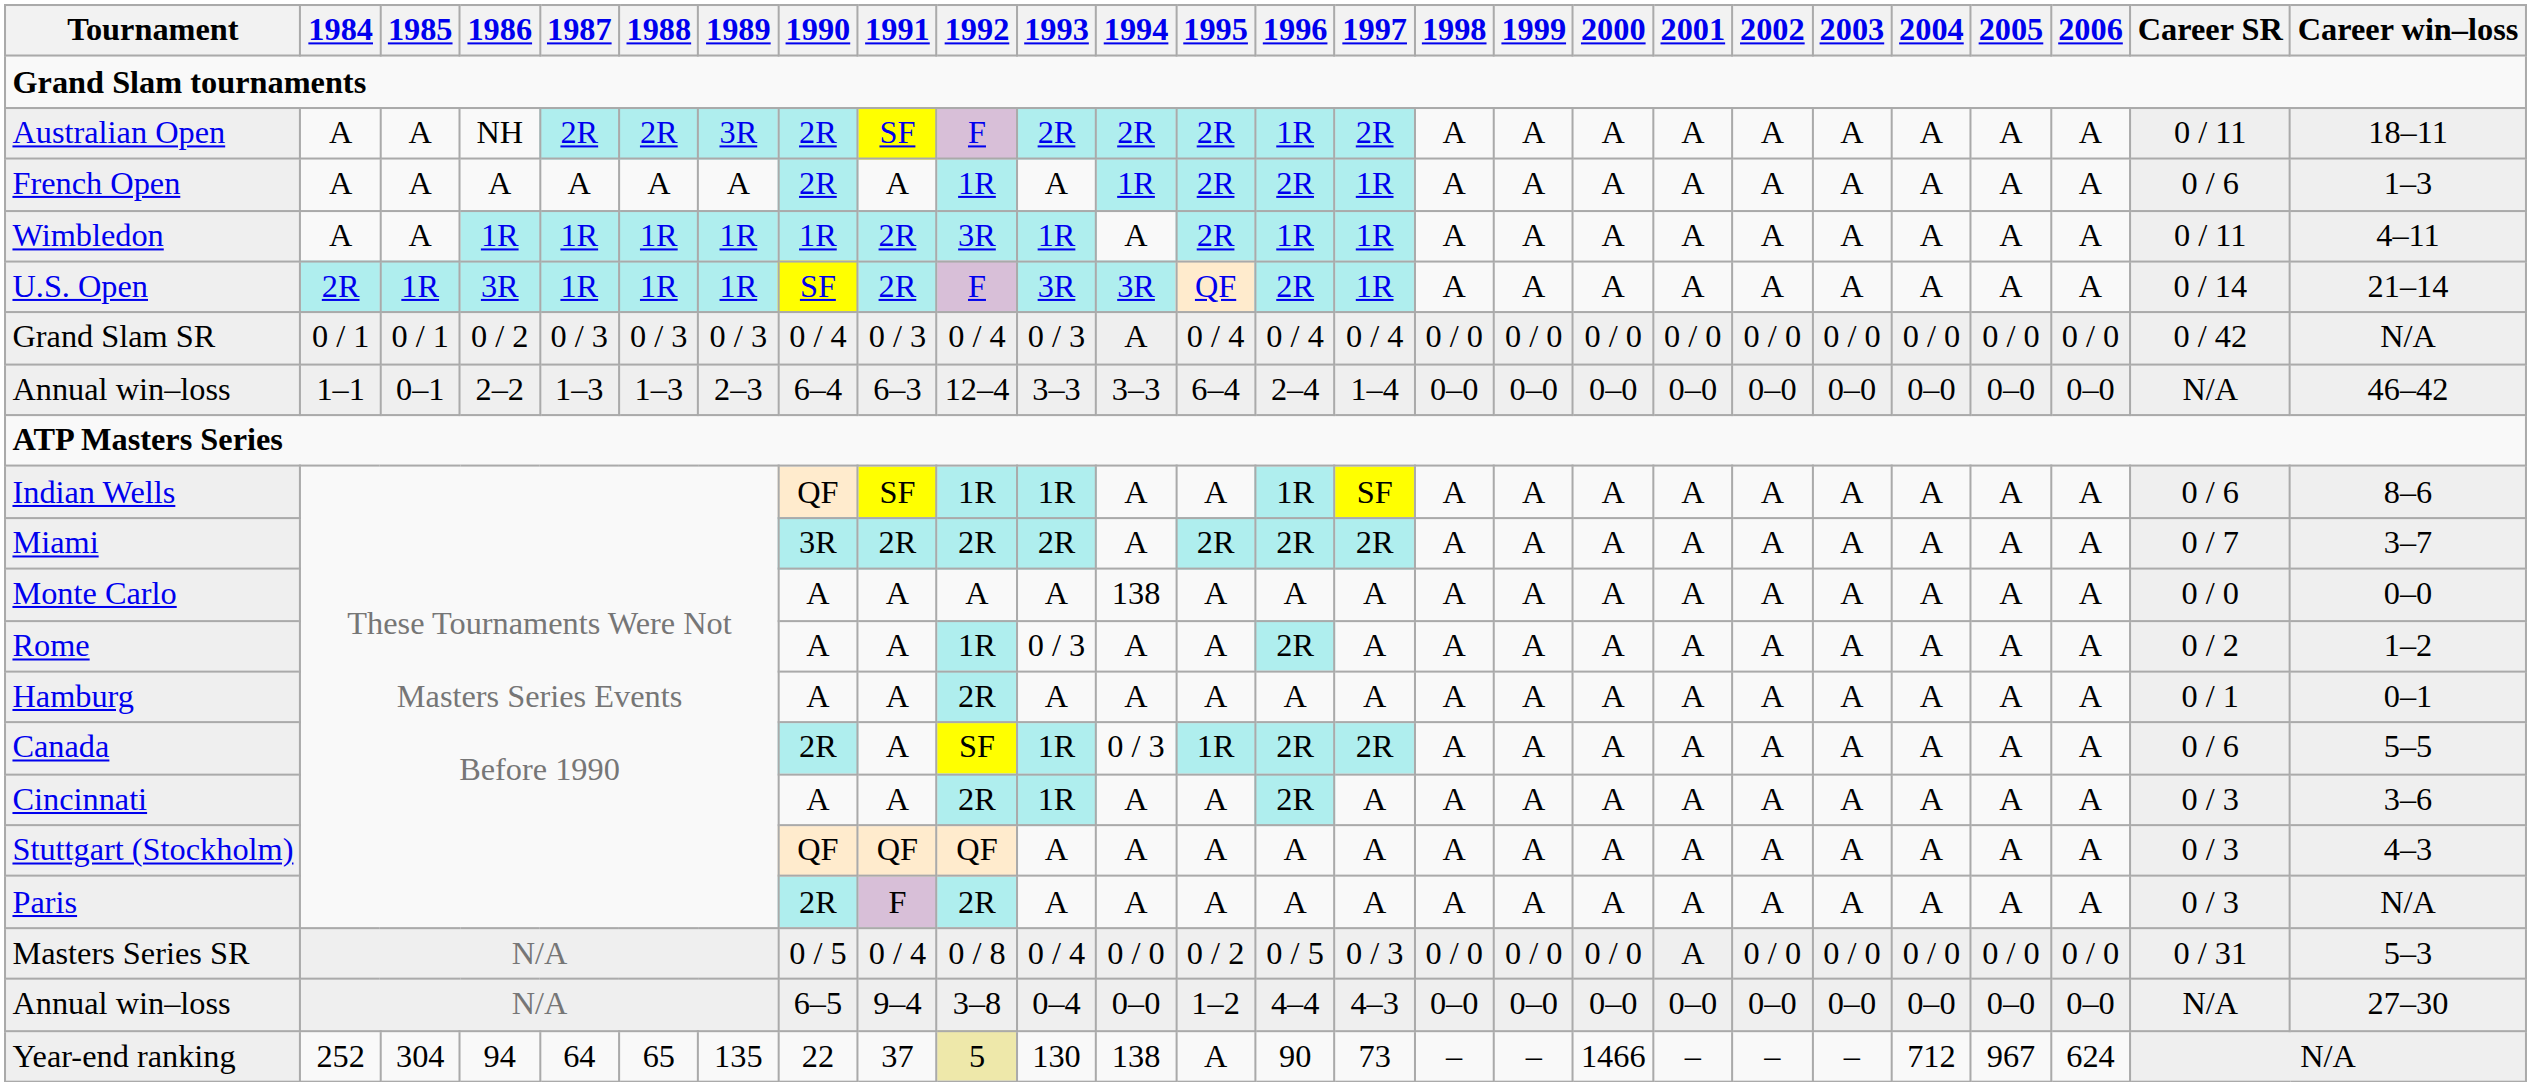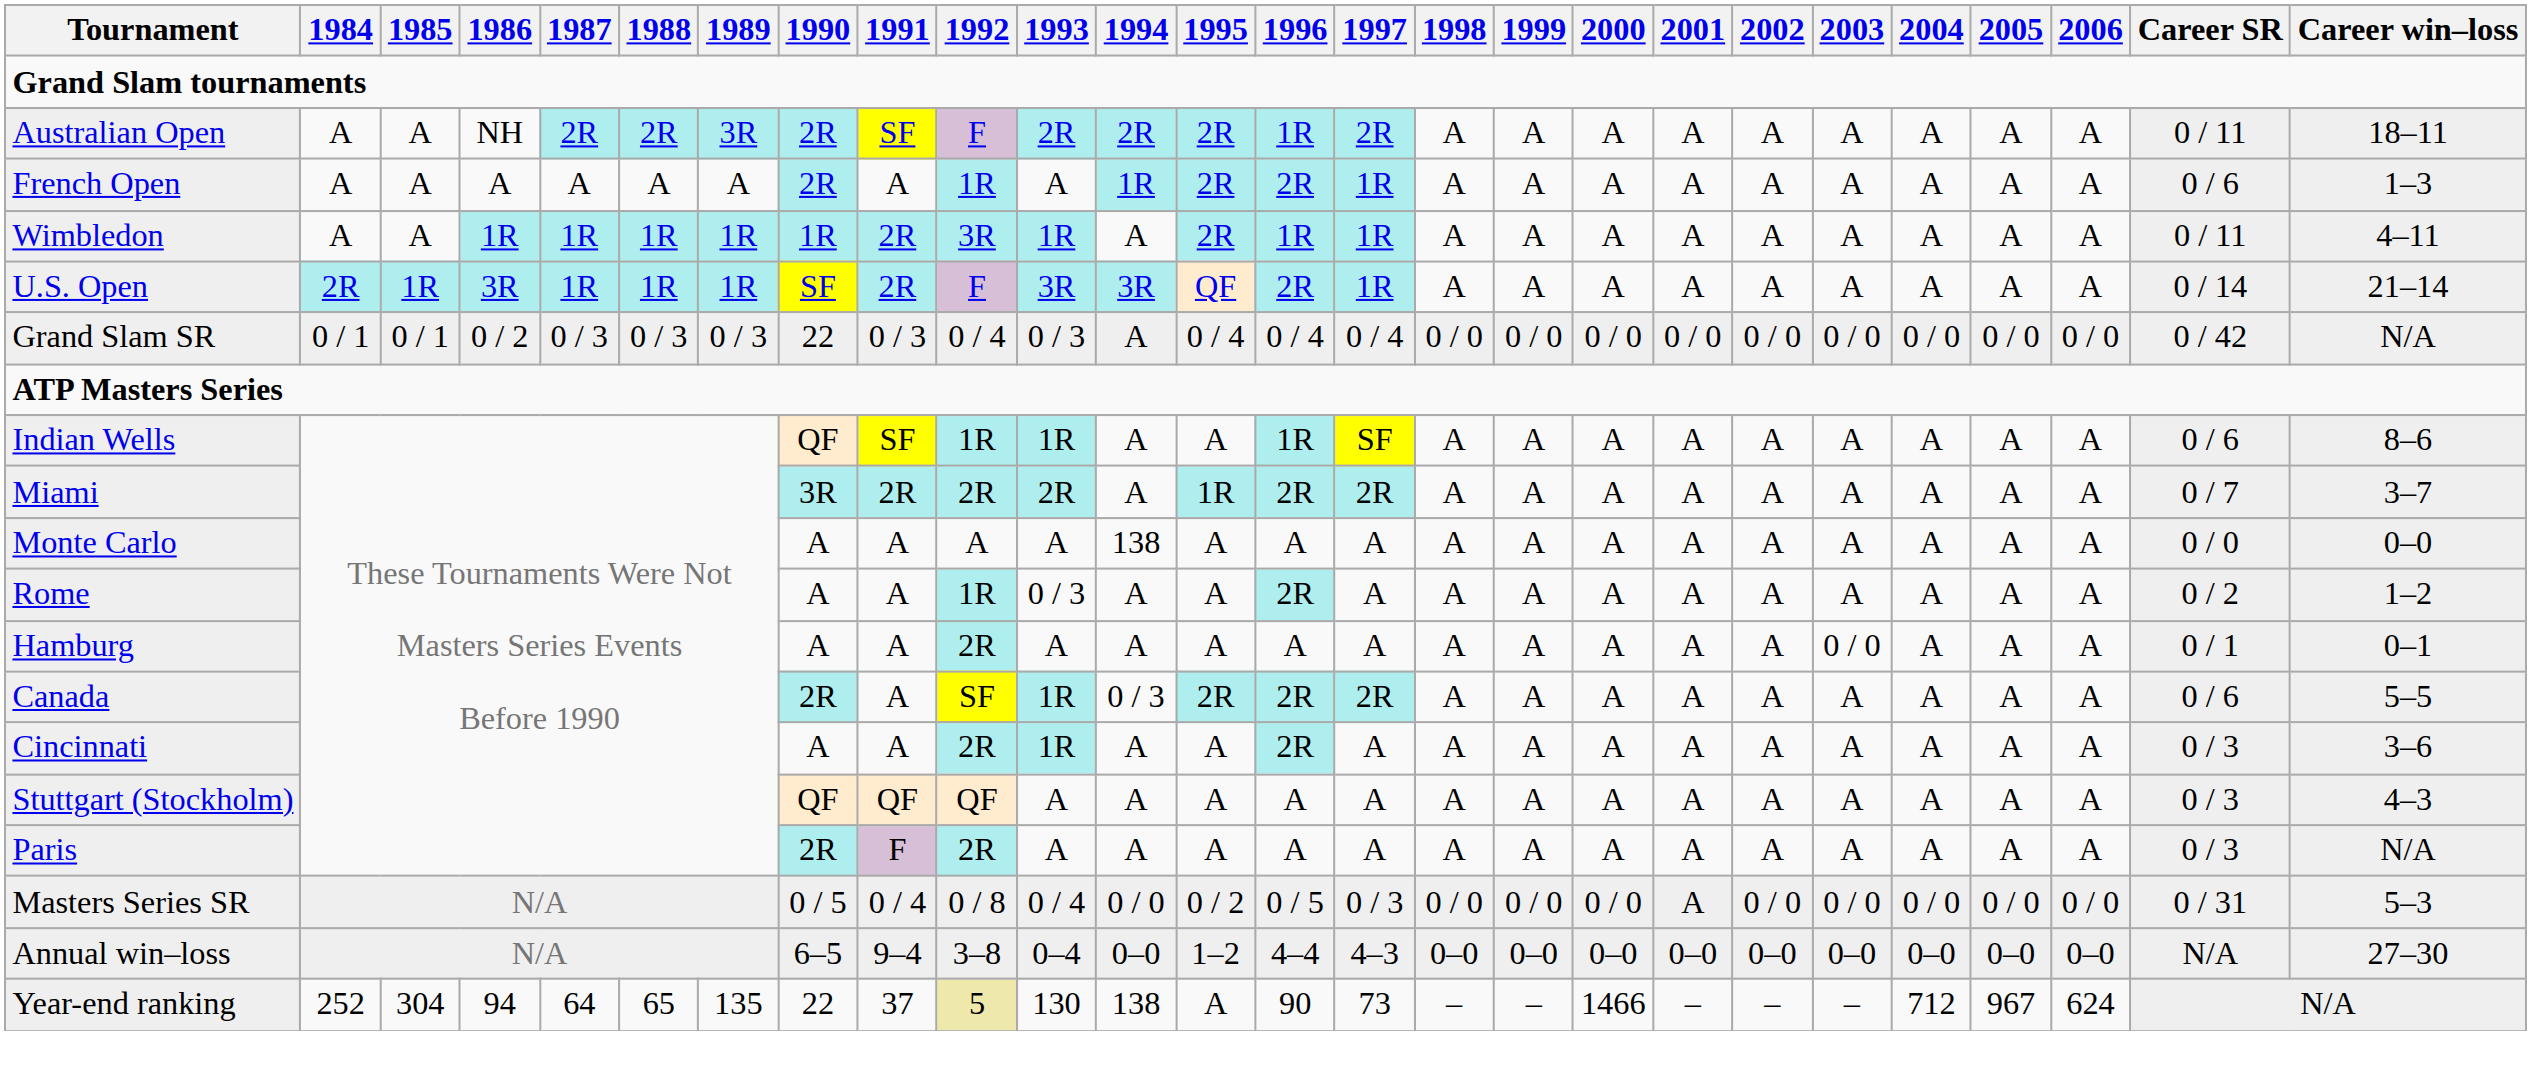(818, 337) 0 / 4 -> (818, 337) 22
- row: (122, 388)
(1216, 542) 2R -> (1216, 491) 1R
(1852, 696) A -> (1852, 645) 0 / 0
(1216, 747) 1R -> (1216, 696) 2R
